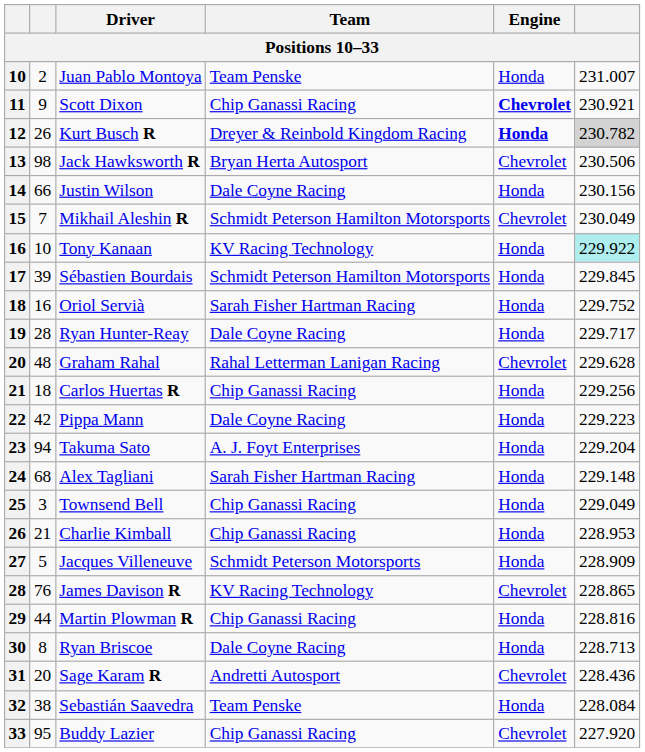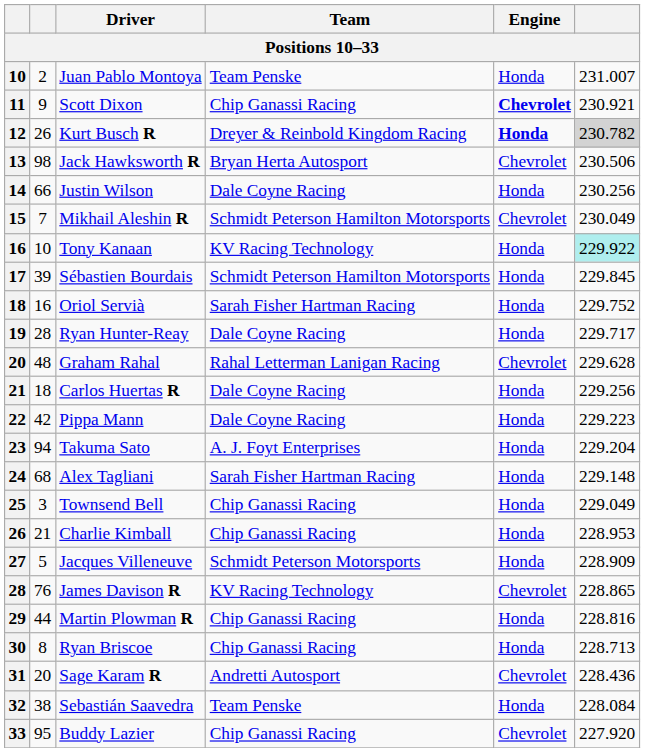(607, 190) 230.156 -> (607, 190) 230.256
(283, 390) Chip Ganassi Racing -> (278, 390) Dale Coyne Racing
(278, 647) Dale Coyne Racing -> (283, 647) Chip Ganassi Racing
